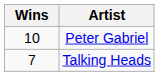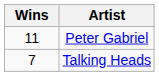(32, 37) 10 -> (32, 37) 11
